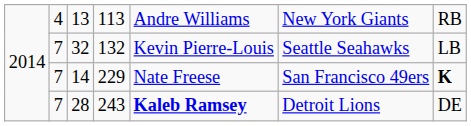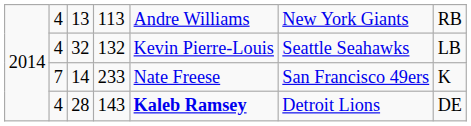(58, 47) 7 -> (58, 47) 4
(112, 76) 229 -> (112, 76) 233
(445, 76) bold -> (444, 76) normal
(58, 105) 7 -> (58, 105) 4
(112, 105) 243 -> (112, 105) 143
